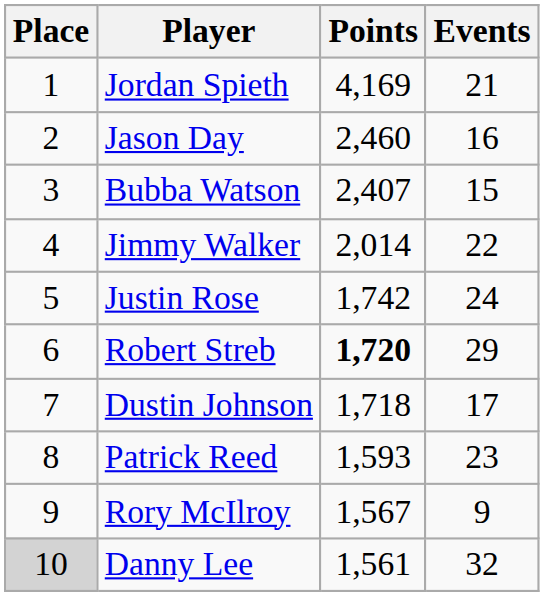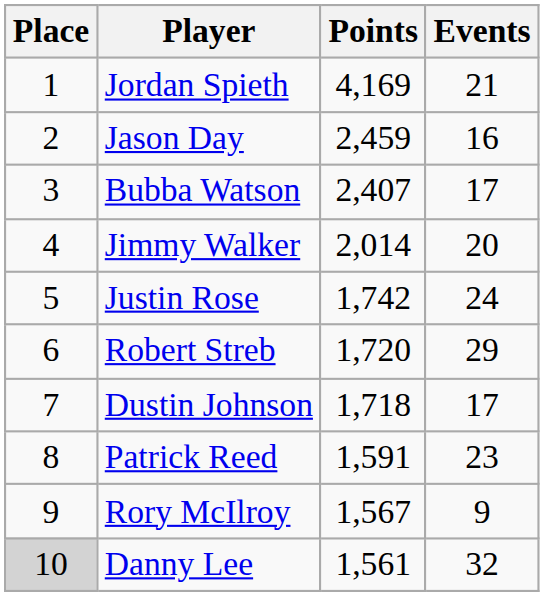(373, 137) 2,460 -> (373, 137) 2,459
(482, 191) 15 -> (482, 191) 17
(482, 244) 22 -> (482, 244) 20
(373, 350) bold -> (373, 350) normal
(373, 457) 1,593 -> (373, 457) 1,591
